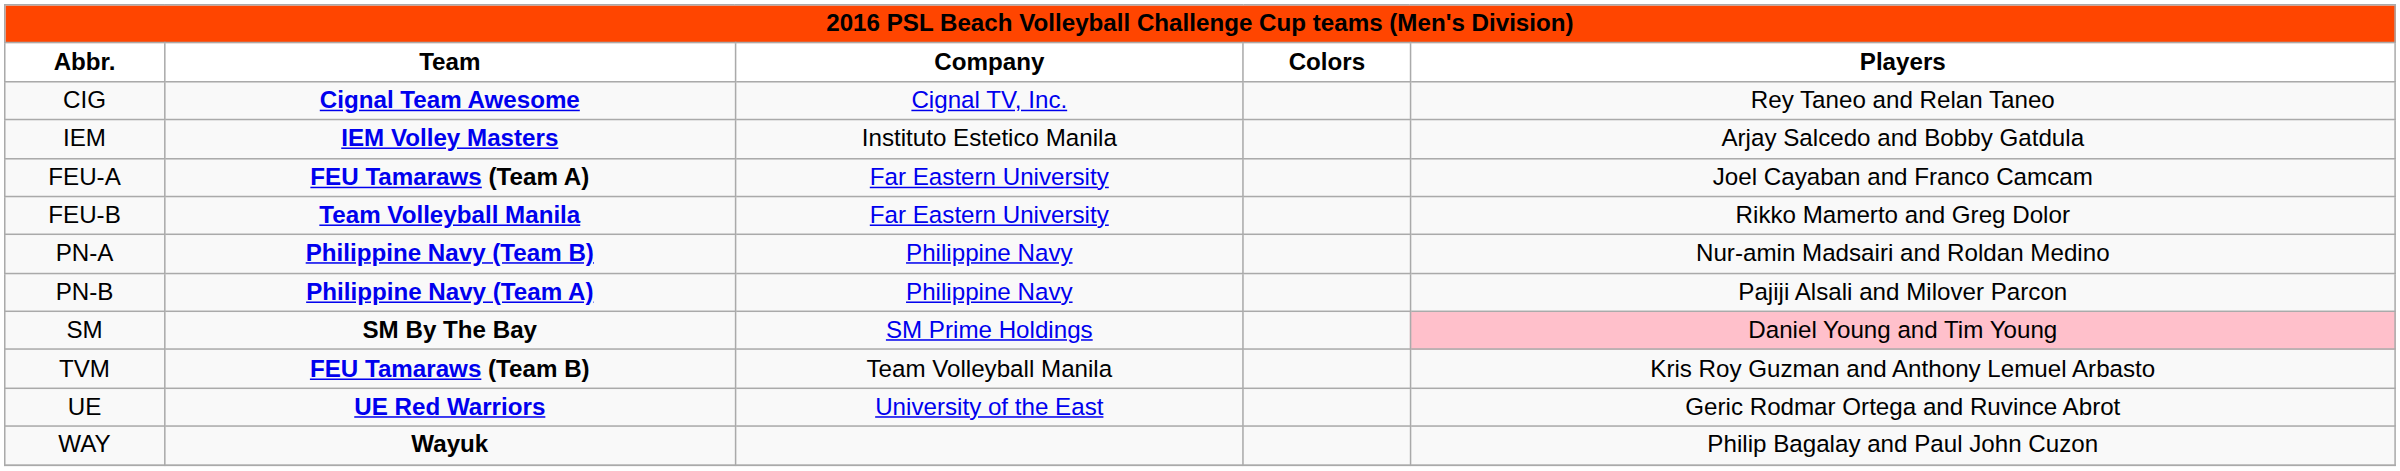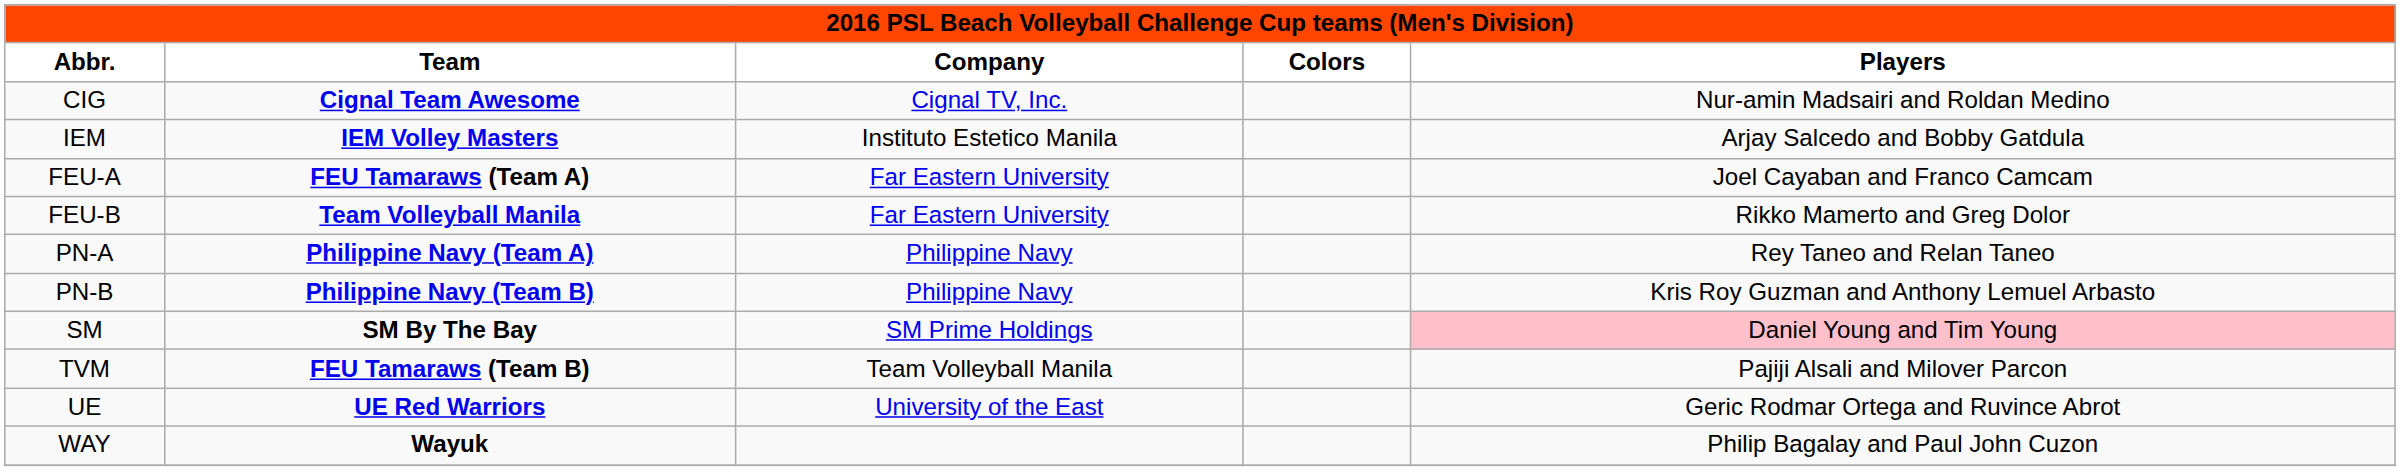(1903, 100) Rey Taneo and Relan Taneo -> (1903, 100) Nur-amin Madsairi and Roldan Medino
(450, 253) Philippine Navy (Team B) -> (450, 253) Philippine Navy (Team A)
(1903, 253) Nur-amin Madsairi and Roldan Medino -> (1903, 253) Rey Taneo and Relan Taneo
(450, 291) Philippine Navy (Team A) -> (450, 291) Philippine Navy (Team B)
(1903, 291) Pajiji Alsali and Milover Parcon -> (1903, 291) Kris Roy Guzman and Anthony Lemuel Arbasto
(1903, 368) Kris Roy Guzman and Anthony Lemuel Arbasto -> (1903, 368) Pajiji Alsali and Milover Parcon
